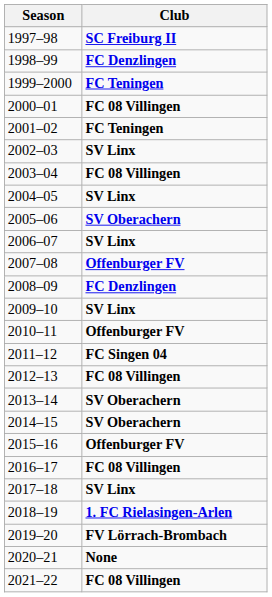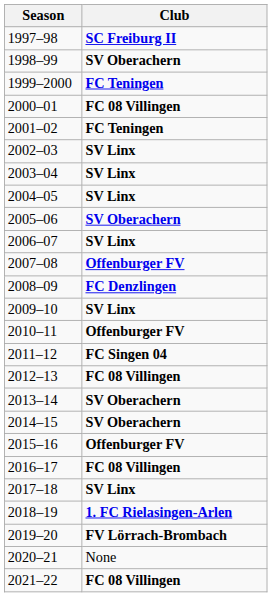(131, 60) FC Denzlingen -> (133, 60) SV Oberachern
(133, 173) FC 08 Villingen -> (110, 173) SV Linx
(101, 557) bold -> (101, 557) normal
